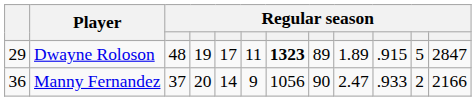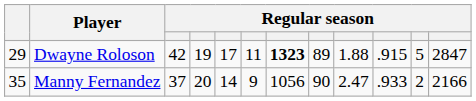(177, 54) 48 -> (177, 54) 42
(353, 54) 1.89 -> (353, 54) 1.88
(17, 81) 36 -> (17, 81) 35
